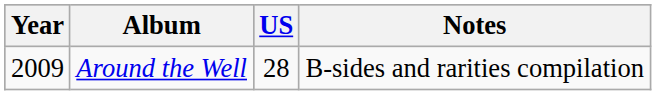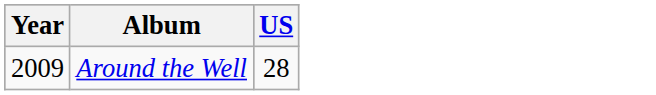- column: (475, 25)
